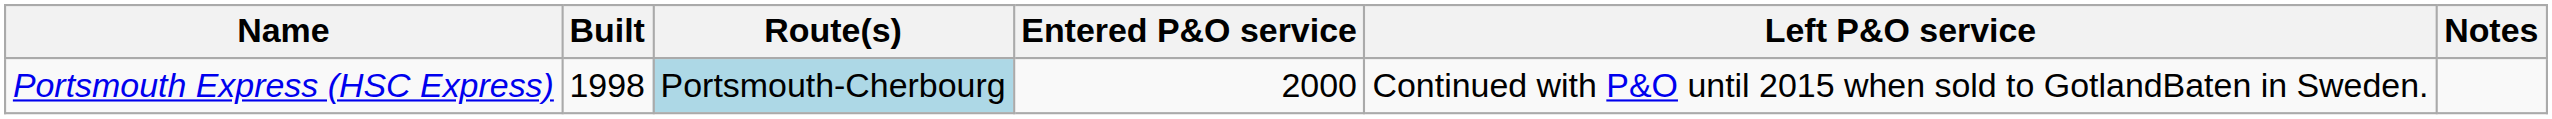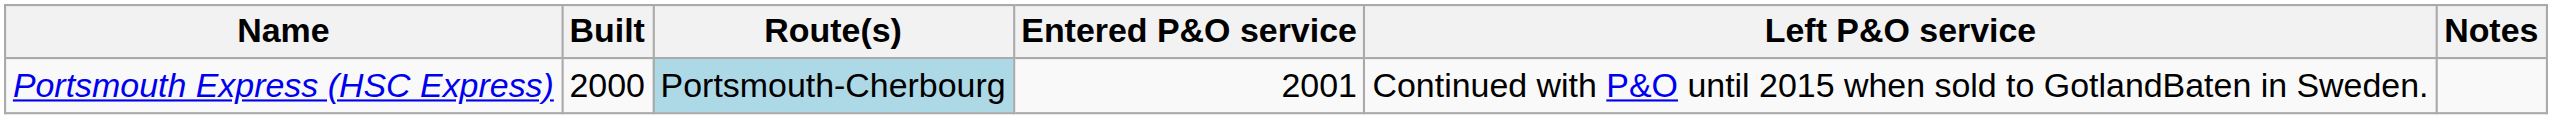(607, 85) 1998 -> (607, 85) 2000
(1319, 85) 2000 -> (1319, 85) 2001
